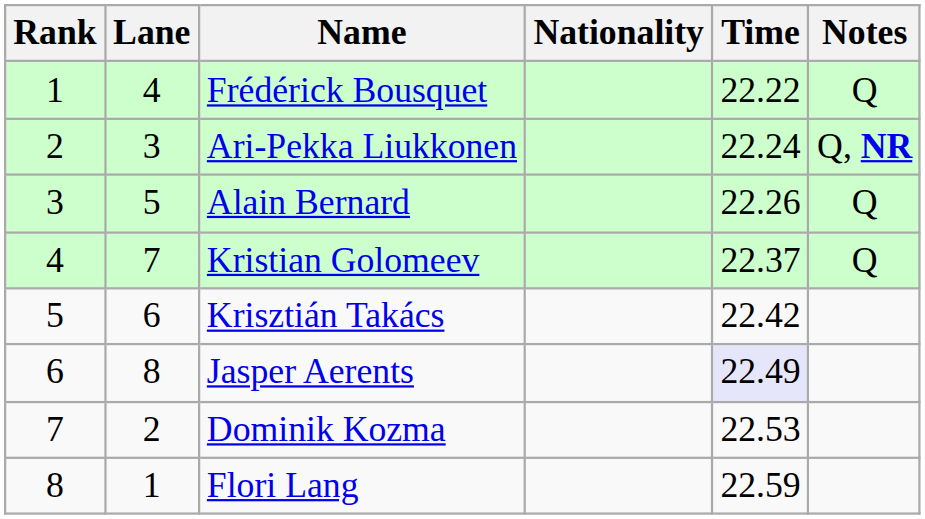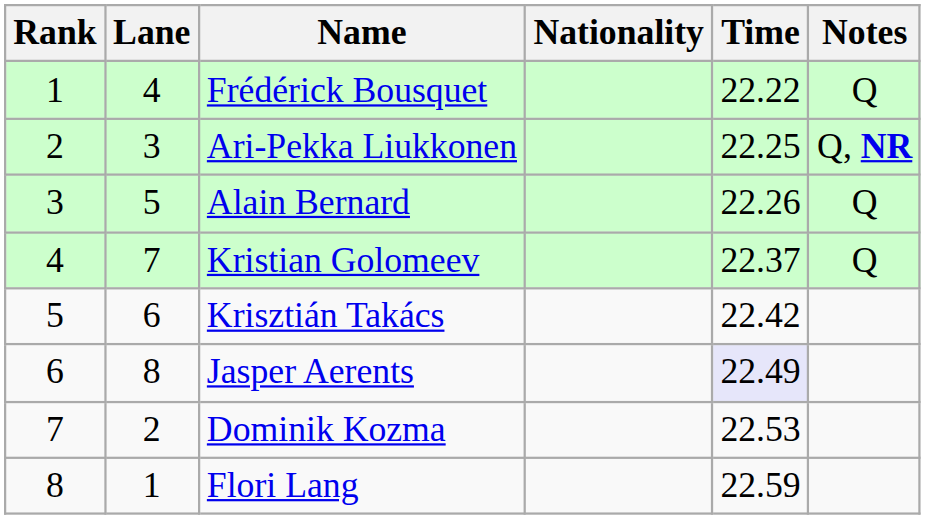(761, 145) 22.24 -> (761, 145) 22.25
